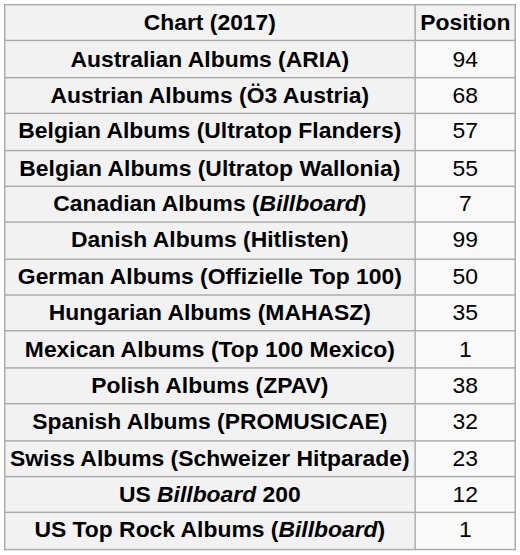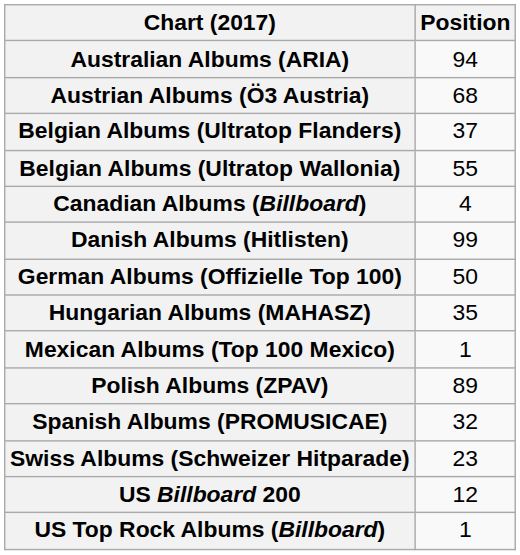(465, 131) 57 -> (465, 131) 37
(465, 204) 7 -> (465, 204) 4
(465, 385) 38 -> (465, 385) 89
